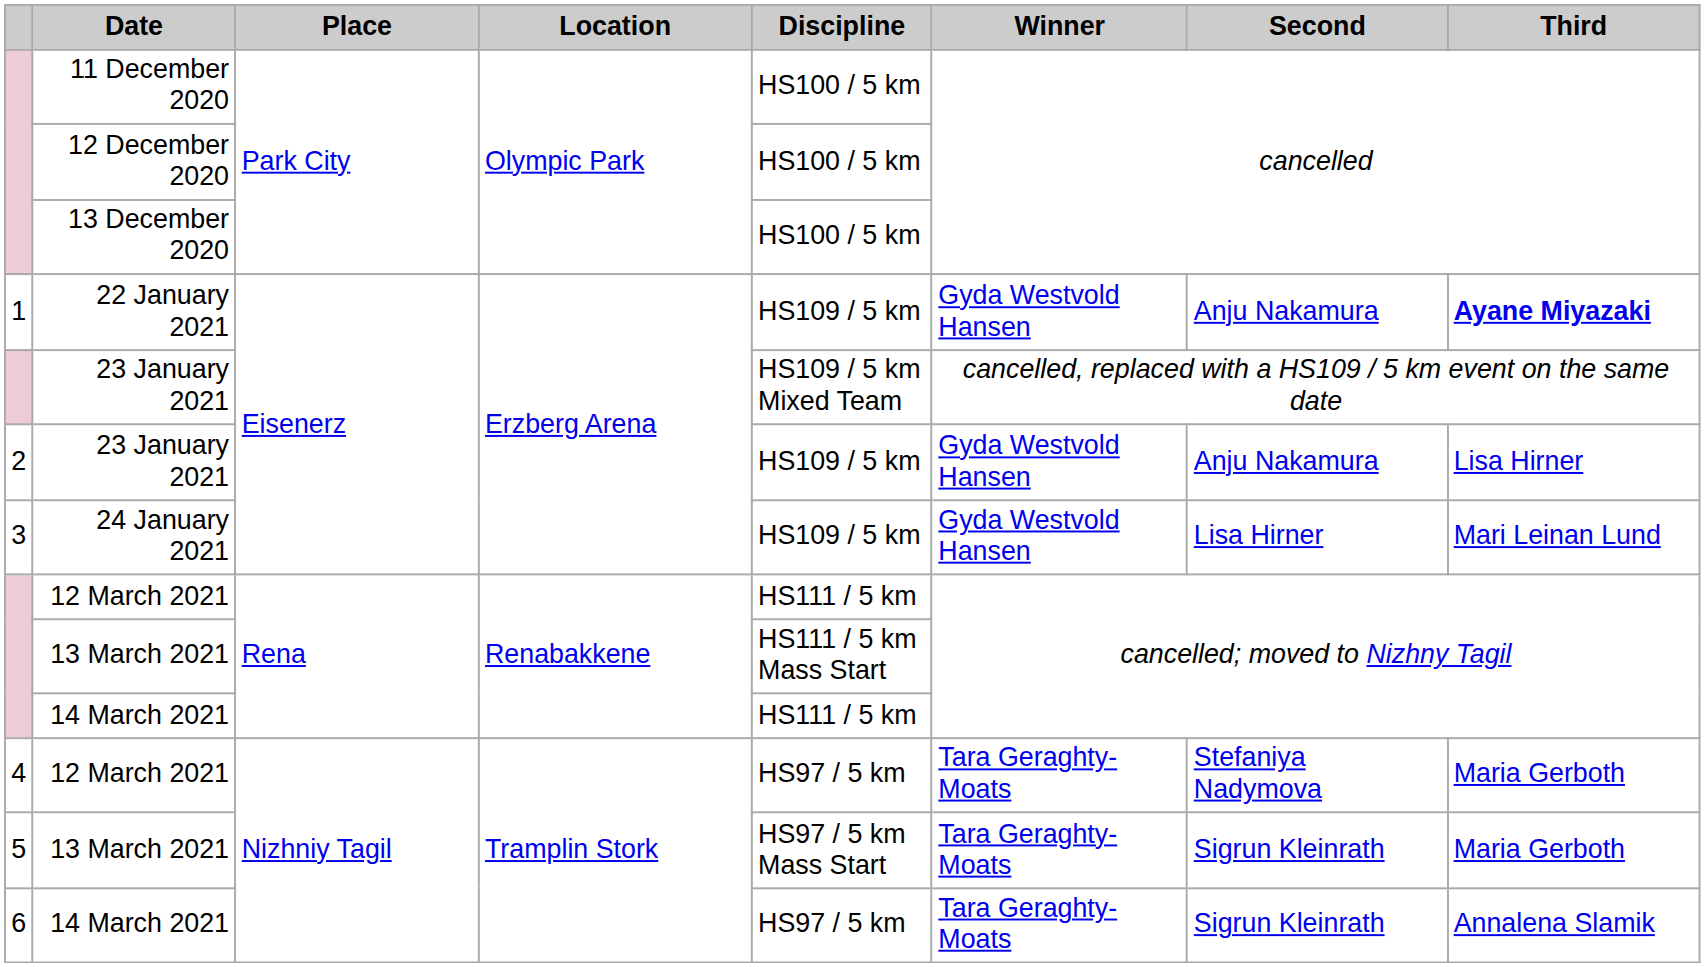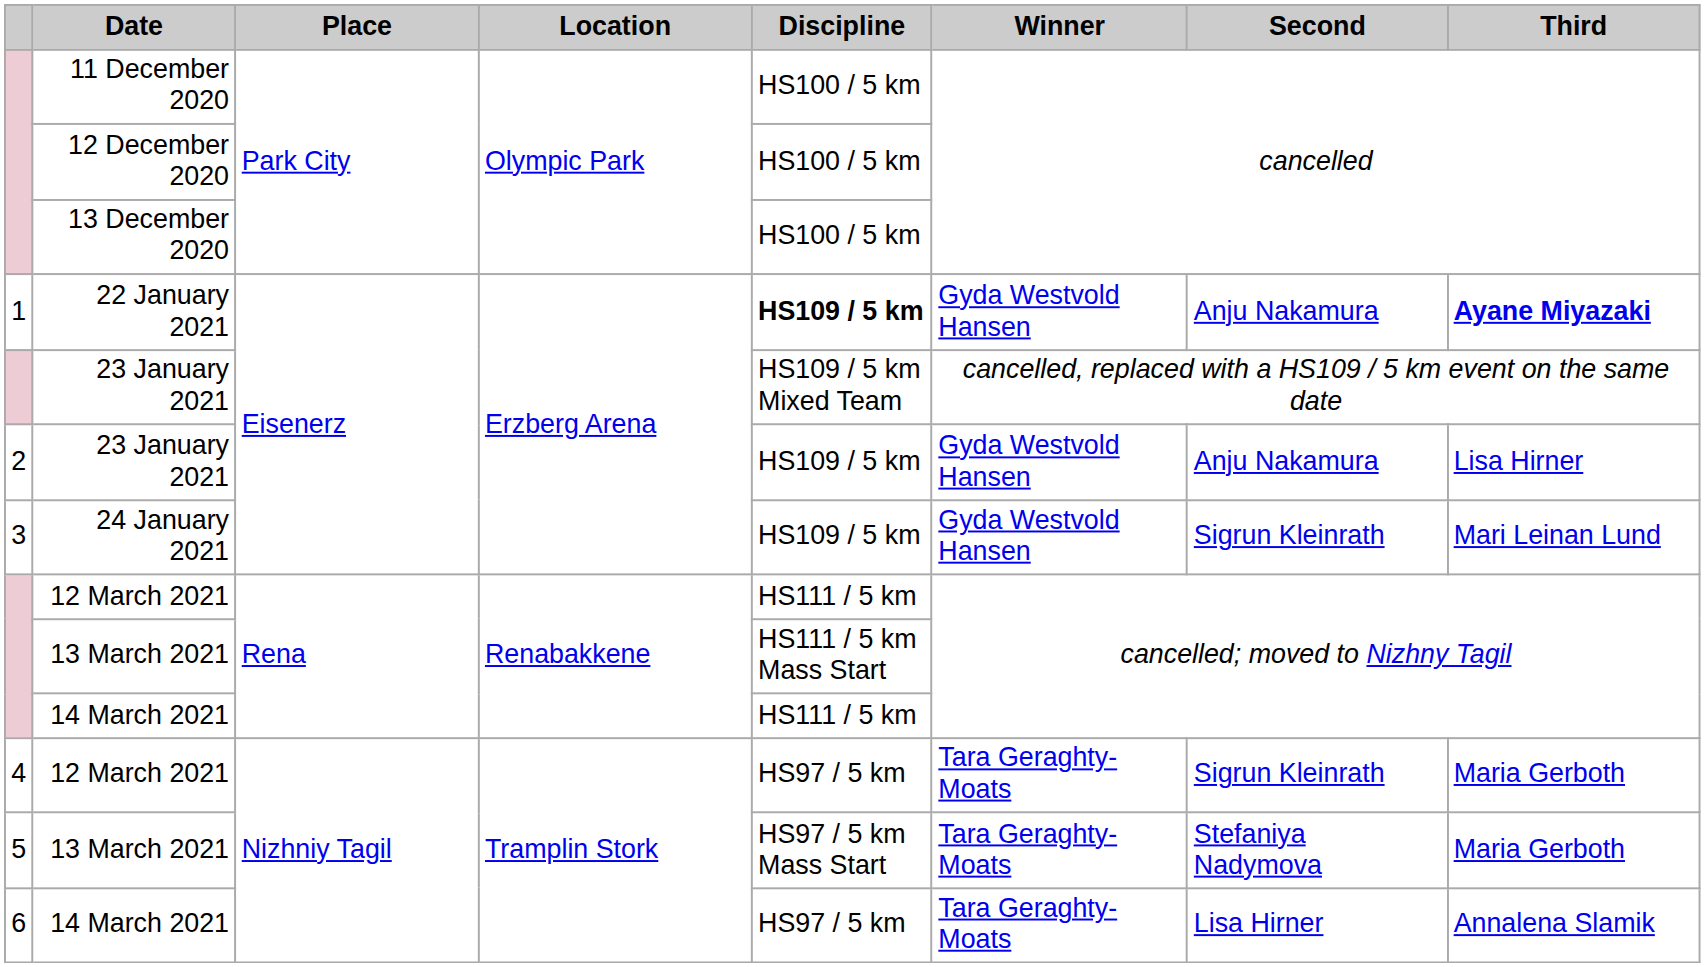(839, 310) normal -> (841, 310) bold
(1259, 536) Lisa Hirner -> (1289, 536) Sigrun Kleinrath
(1258, 774) Stefaniya Nadymova -> (1289, 774) Sigrun Kleinrath
(1289, 849) Sigrun Kleinrath -> (1258, 849) Stefaniya Nadymova
(1289, 924) Sigrun Kleinrath -> (1259, 924) Lisa Hirner
